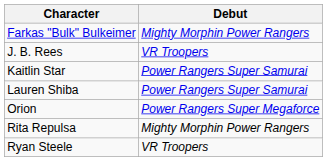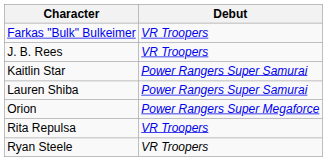(225, 33) Mighty Morphin Power Rangers -> (175, 33) VR Troopers
(225, 128) Mighty Morphin Power Rangers -> (175, 128) VR Troopers
